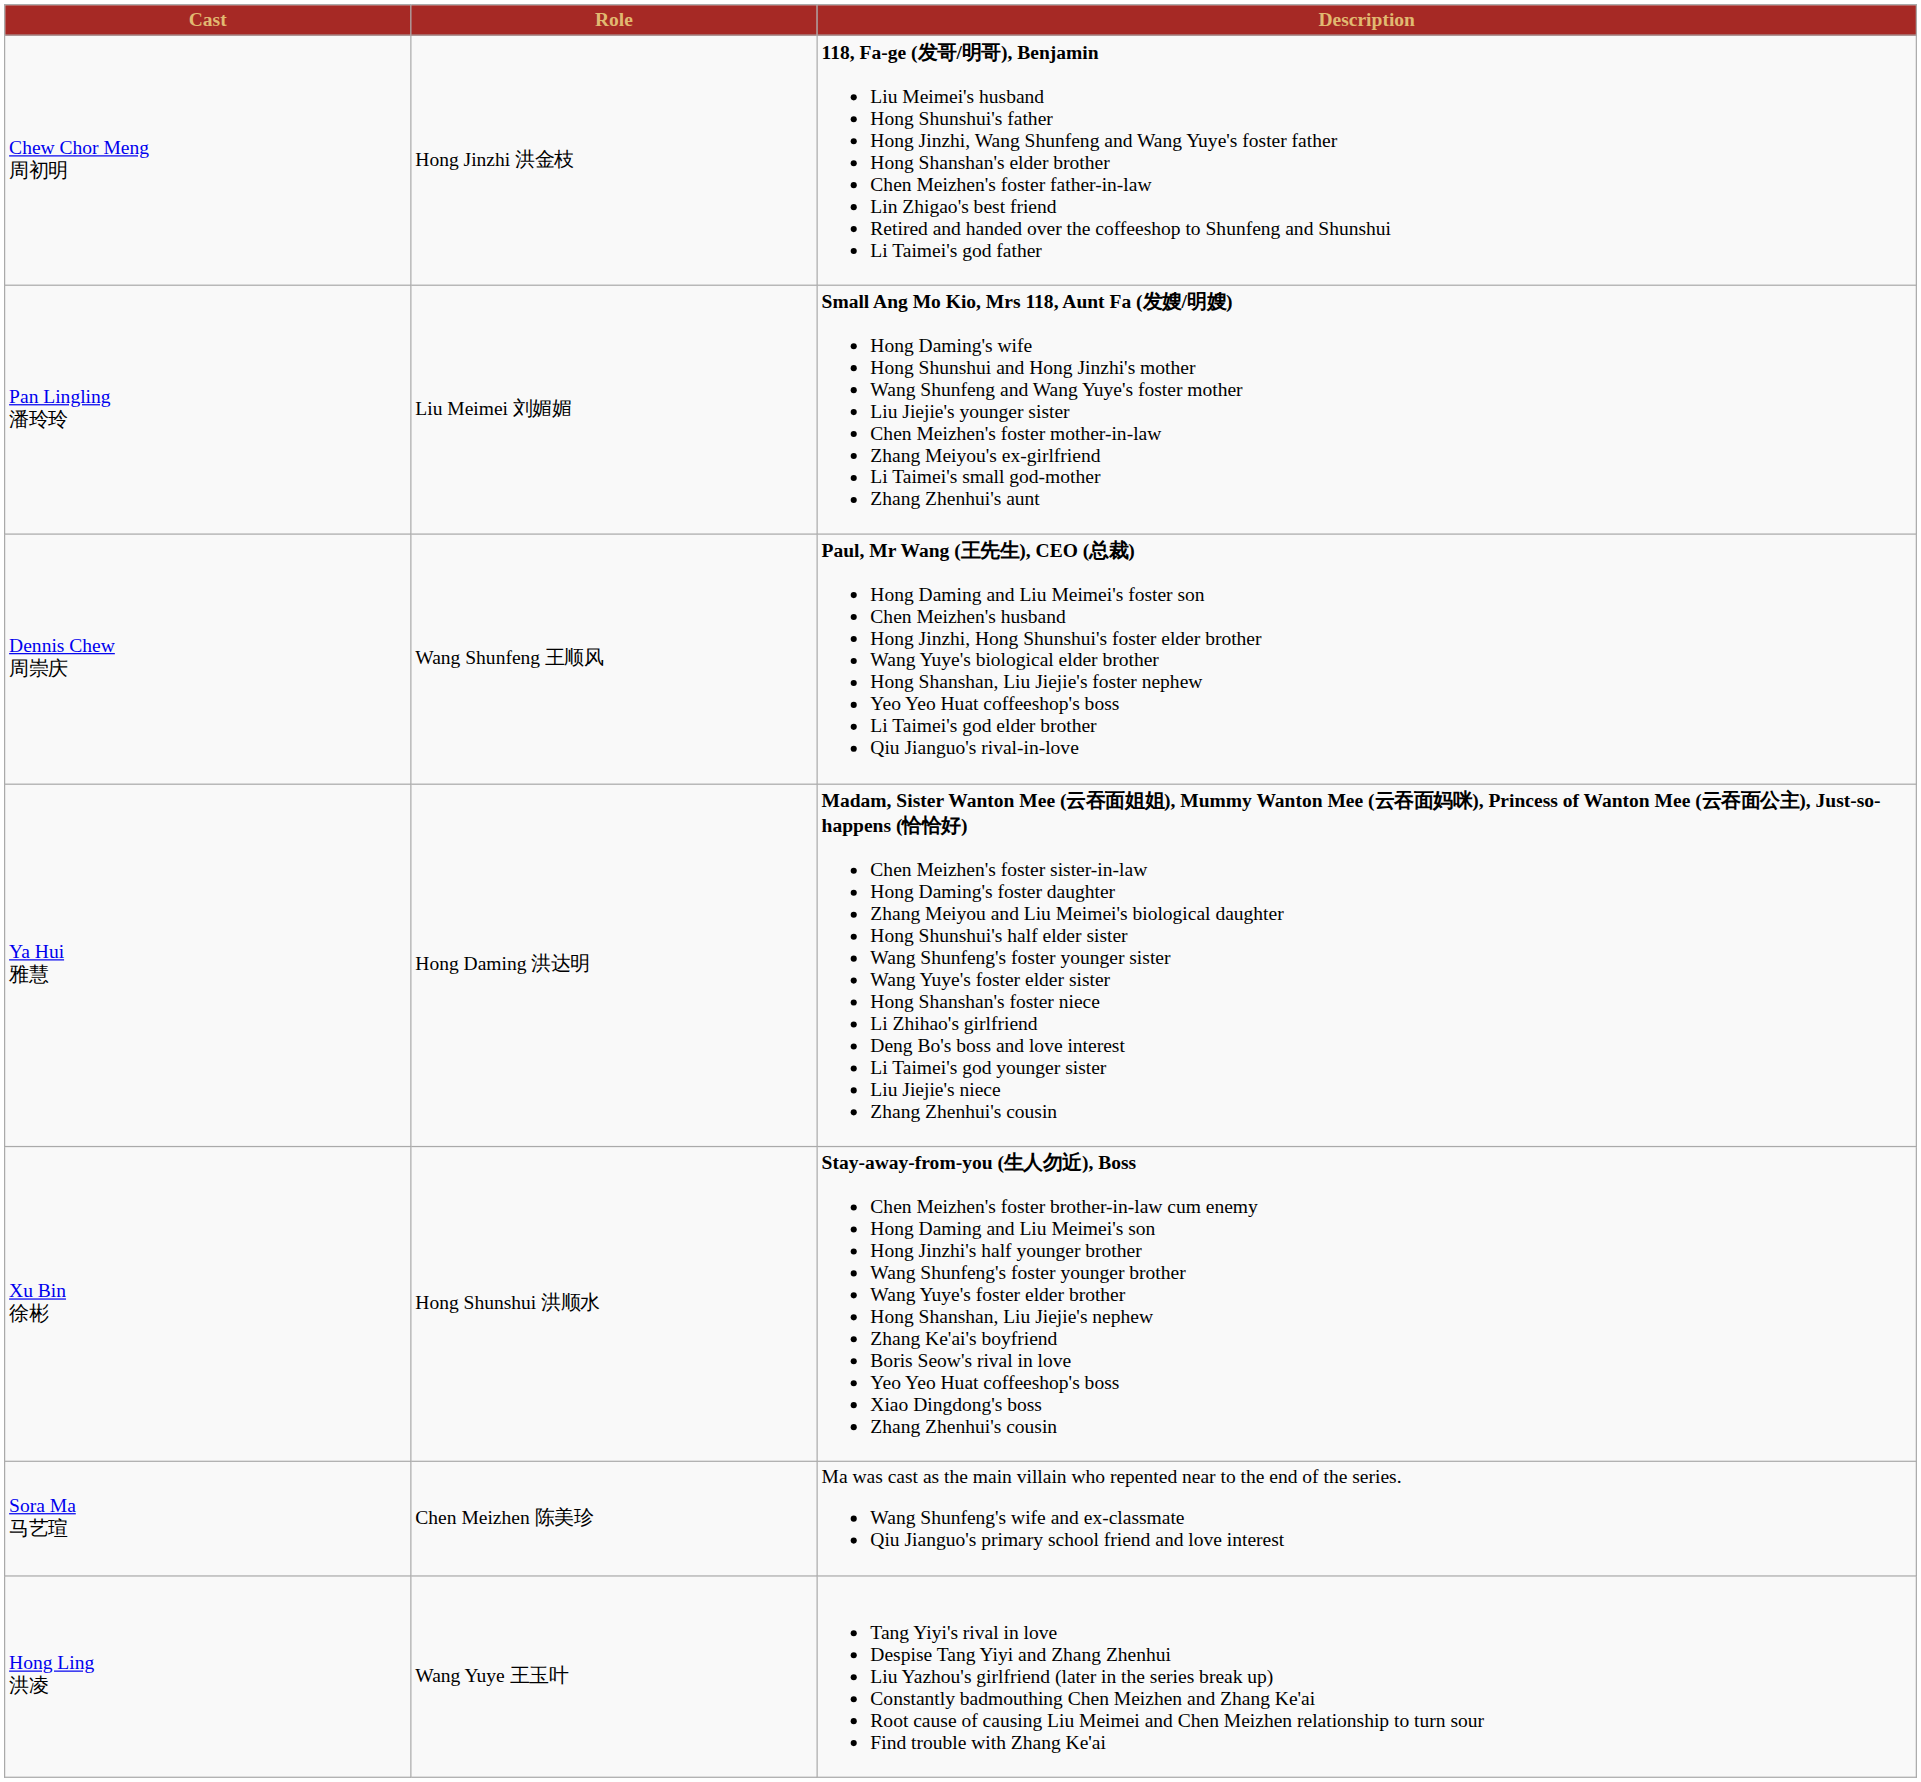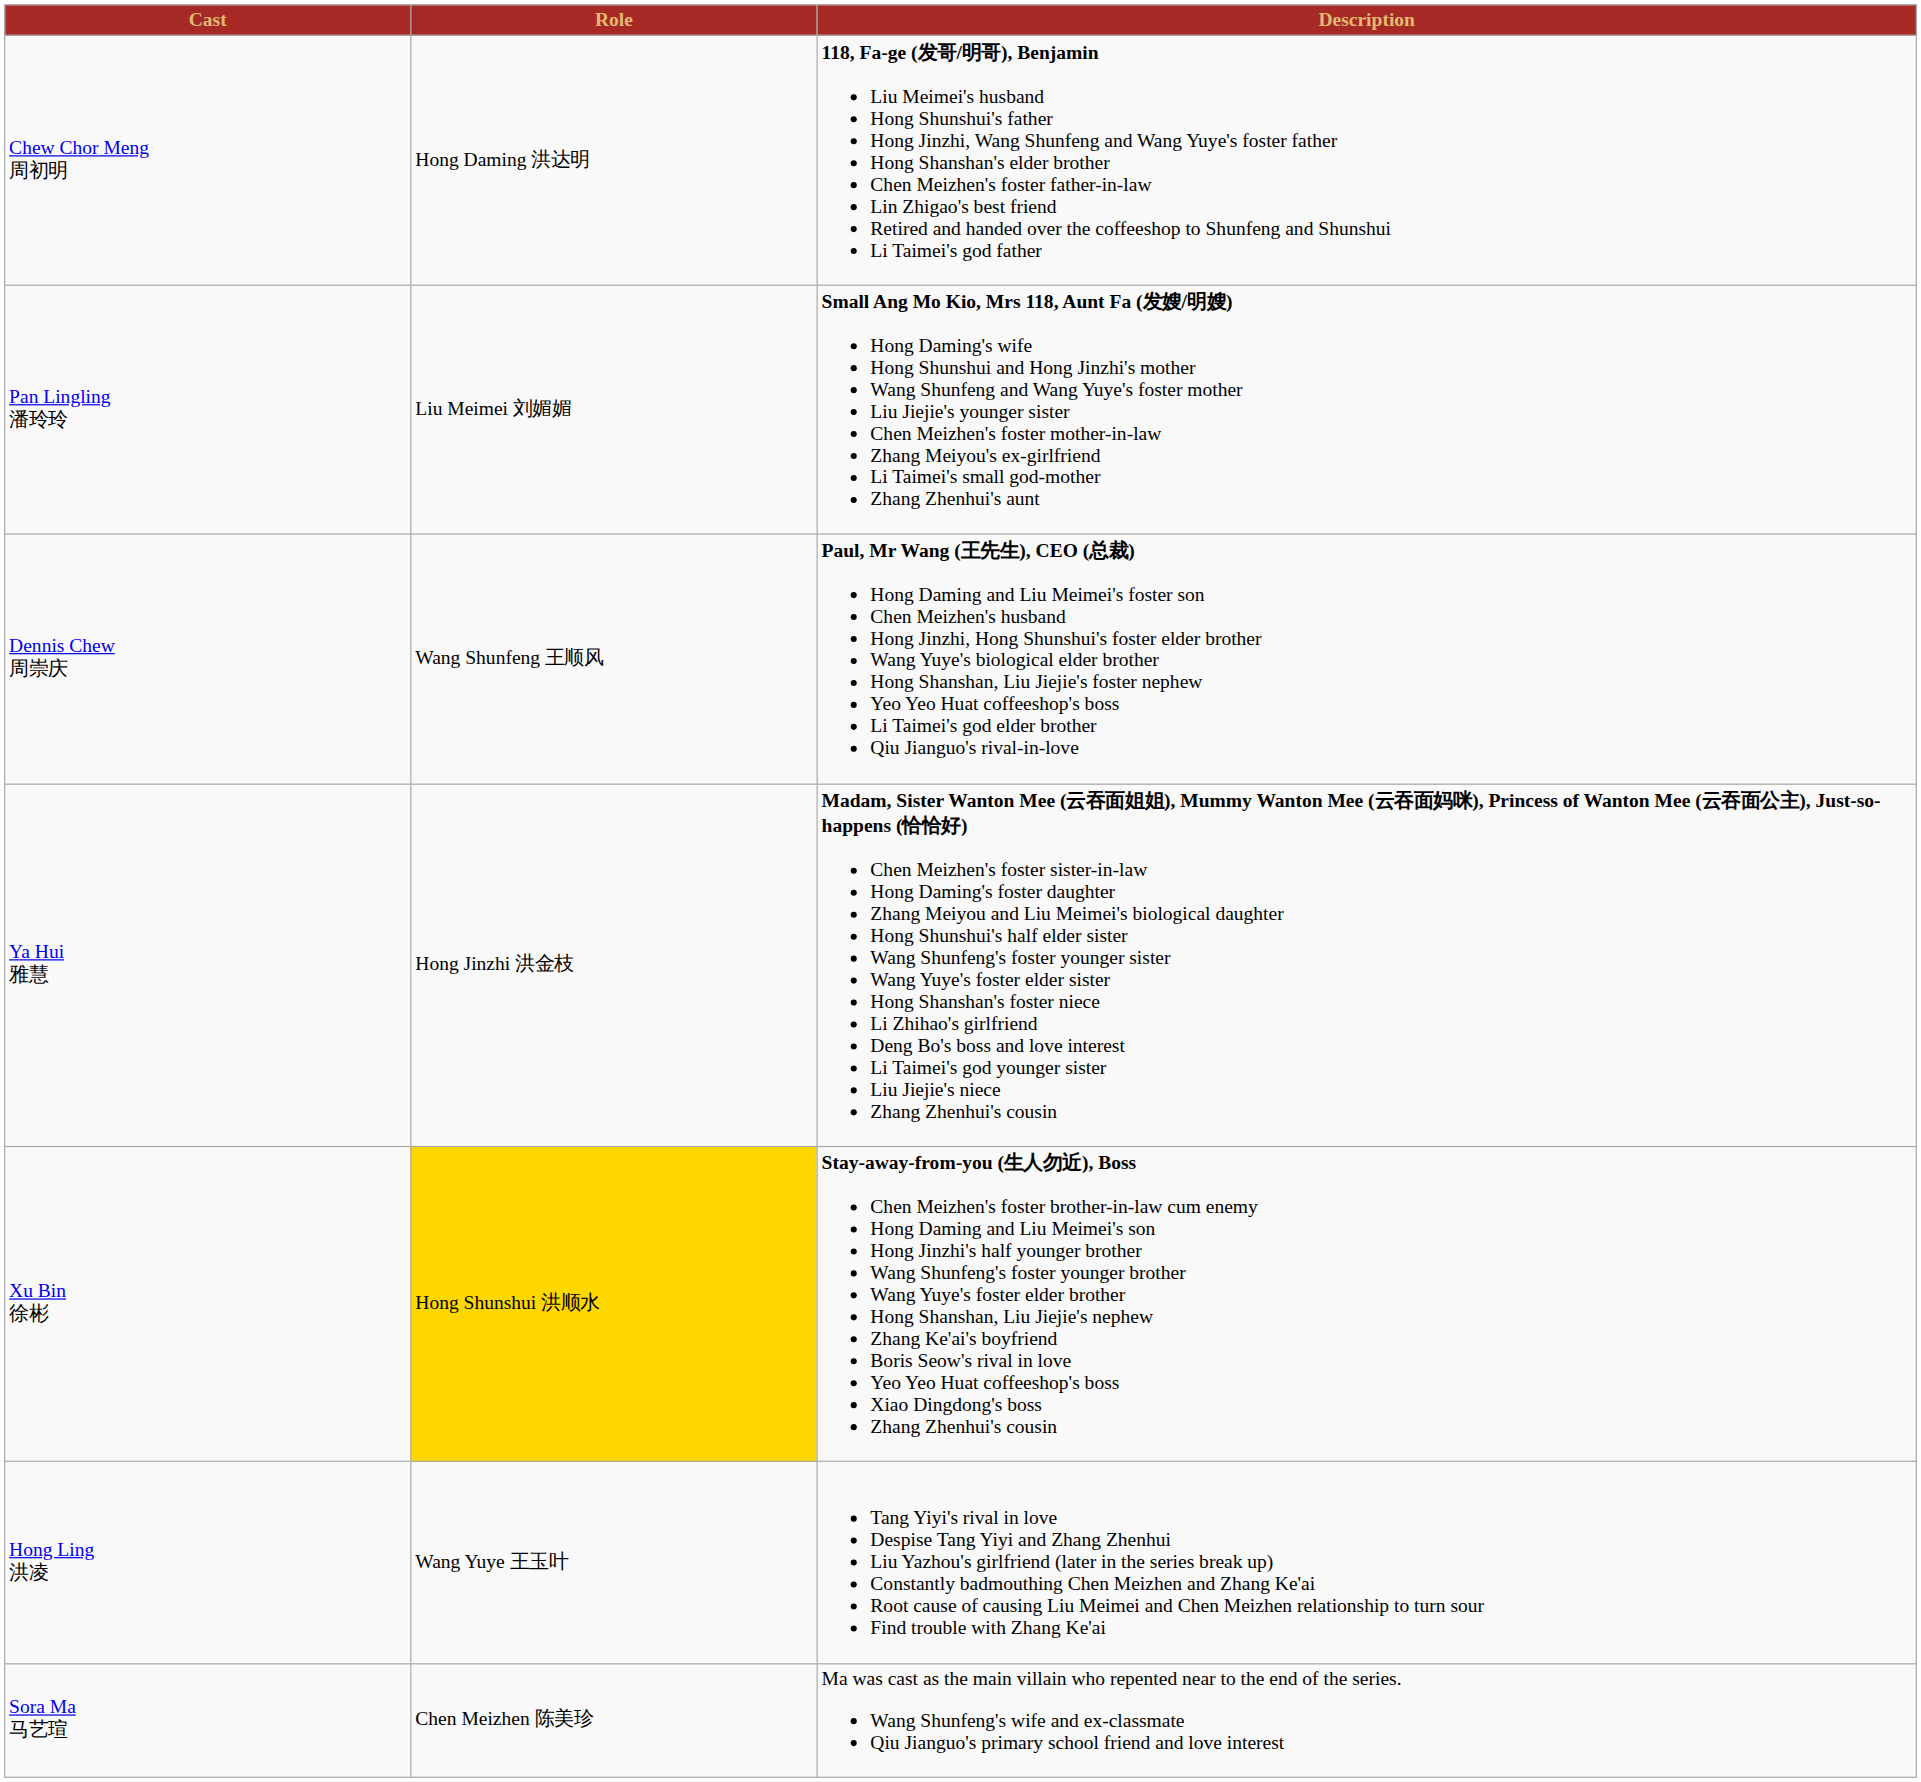(494, 159) Hong Jinzhi 洪金枝 -> (503, 159) Hong Daming 洪达明
(503, 964) Hong Daming 洪达明 -> (494, 964) Hong Jinzhi 洪金枝
(508, 1303) no background -> (508, 1303) gold background
rows swapped: (52, 1675) <-> (42, 1517)
